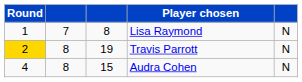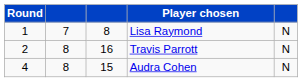(25, 49) gold background -> (25, 49) no background
(107, 49) 19 -> (107, 49) 16
